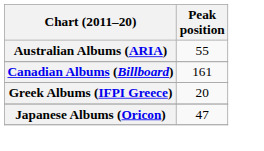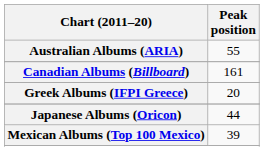(202, 114) 47 -> (233, 114) 44
+ row: (106, 135)
